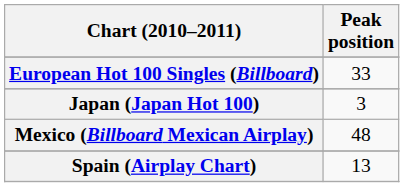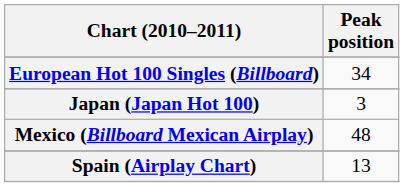(361, 72) 33 -> (361, 72) 34
